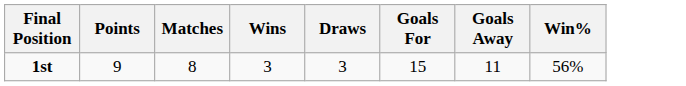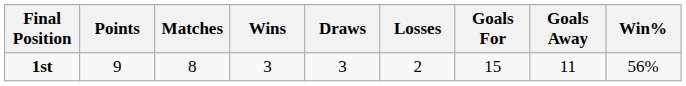+ column: (418, 28)
